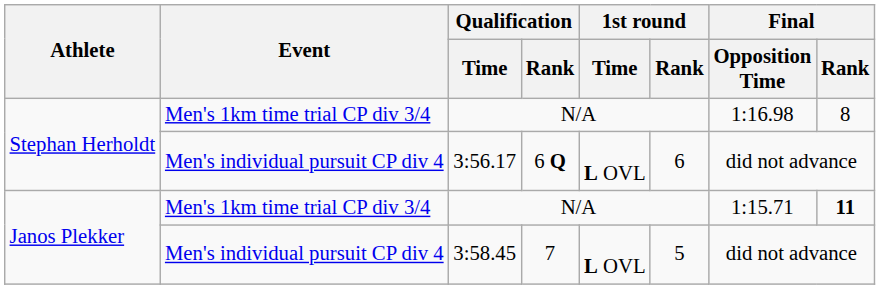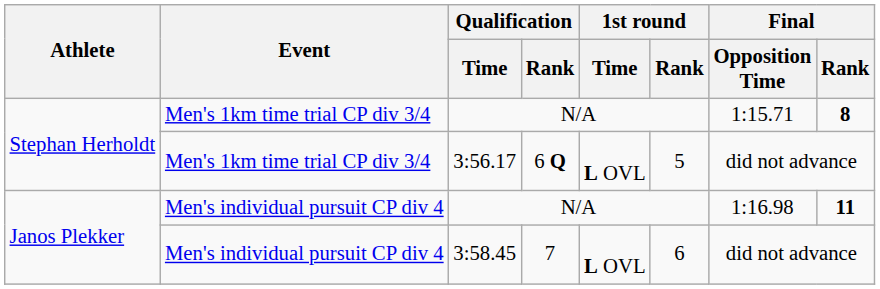(762, 114) 1:16.98 -> (762, 114) 1:15.71
(845, 114) normal -> (845, 114) bold
(304, 161) Men's individual pursuit CP div 4 -> (298, 161) Men's 1km time trial CP div 3/4
(679, 161) 6 -> (679, 161) 5
(298, 207) Men's 1km time trial CP div 3/4 -> (304, 207) Men's individual pursuit CP div 4
(762, 207) 1:15.71 -> (762, 207) 1:16.98
(679, 254) 5 -> (679, 254) 6
